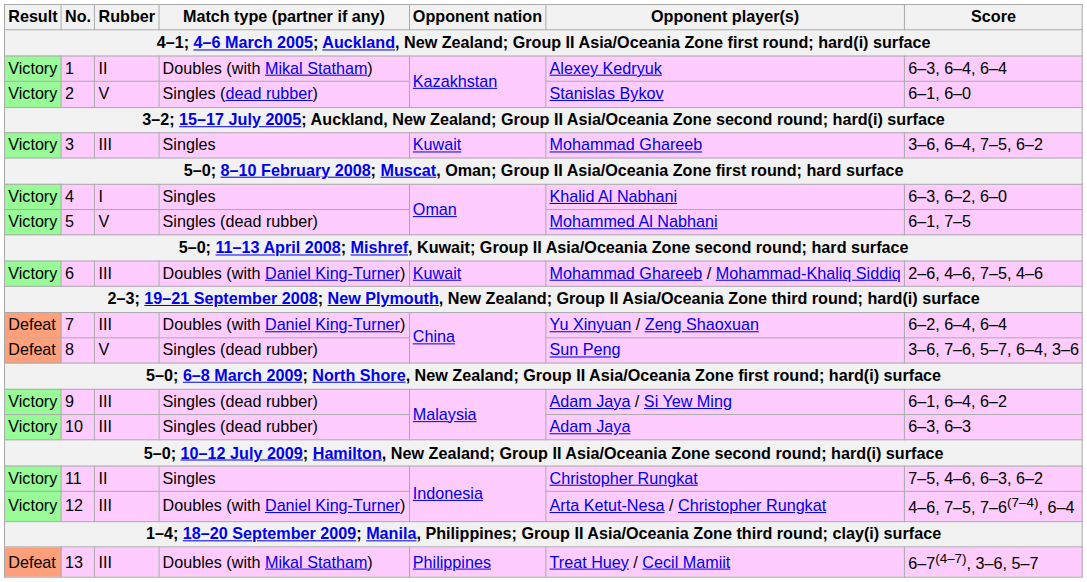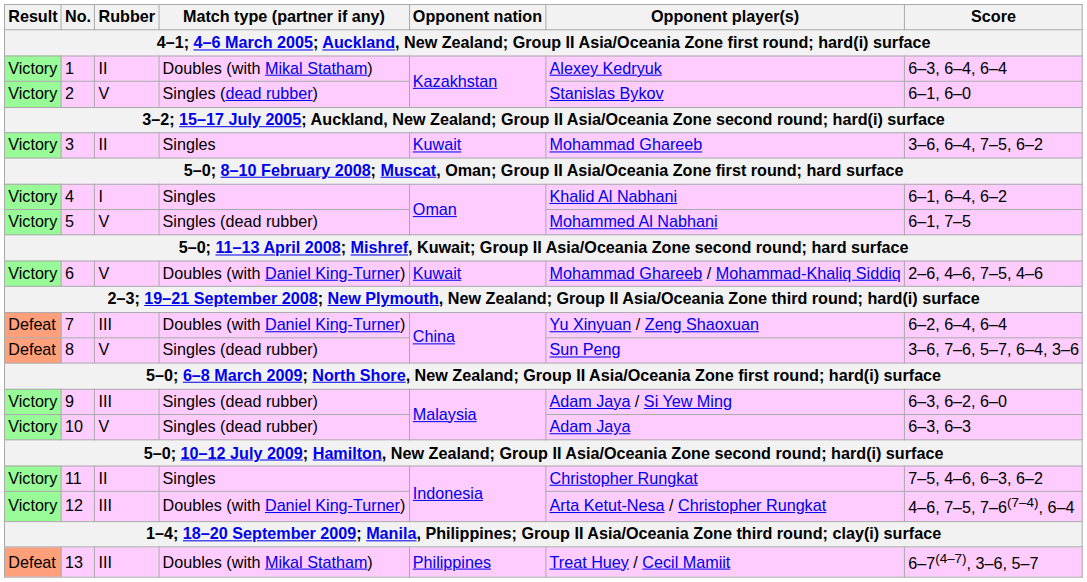(105, 145) III -> (103, 145) II
(958, 196) 6–3, 6–2, 6–0 -> (958, 196) 6–1, 6–4, 6–2
(105, 273) III -> (104, 273) V
(958, 401) 6–1, 6–4, 6–2 -> (958, 401) 6–3, 6–2, 6–0
(105, 427) III -> (104, 427) V
